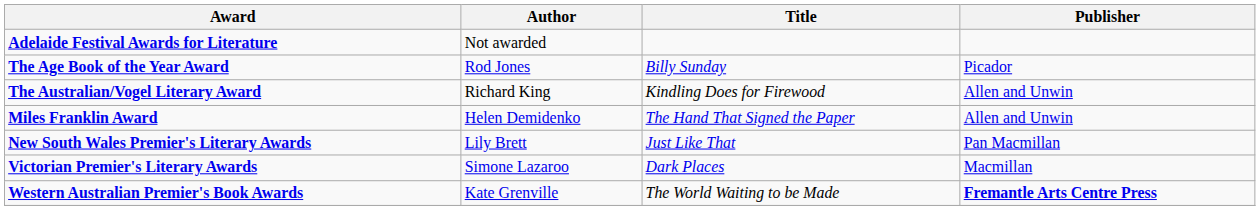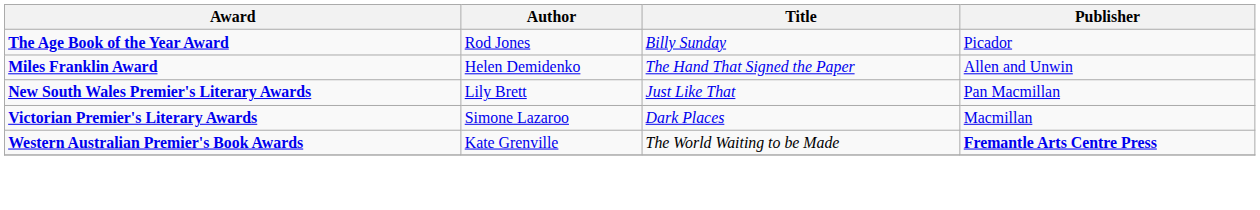- row: (143, 42)
- row: (135, 92)
